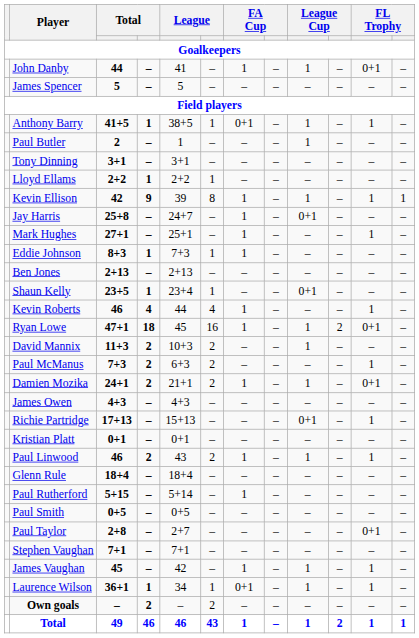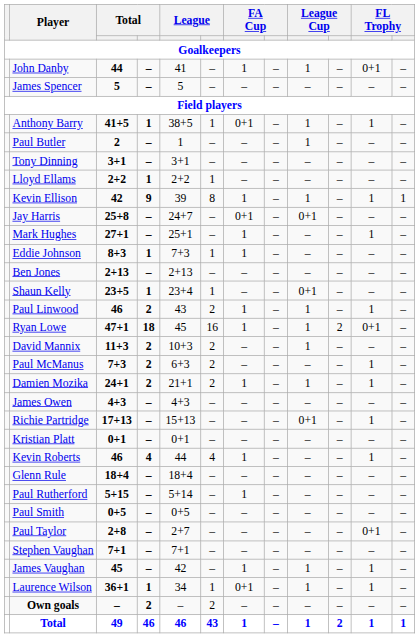(244, 216) 1 -> (244, 216) 0+1
rows swapped: (45, 457) <-> (46, 309)
(371, 383) 0+1 -> (371, 383) 1
